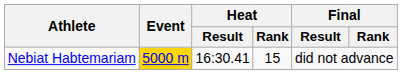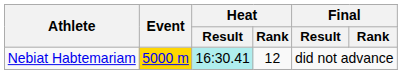(223, 59) no background -> (223, 59) paleturquoise background
(272, 59) 15 -> (272, 59) 12
